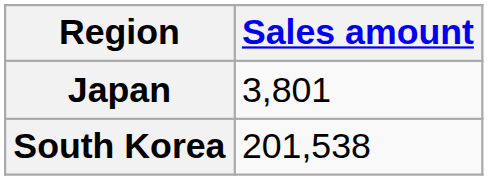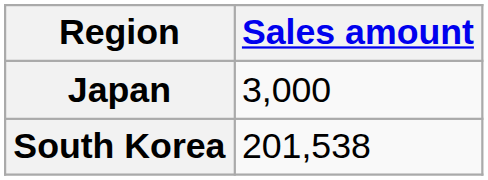(287, 89) 3,801 -> (287, 89) 3,000
